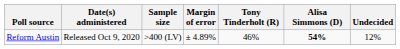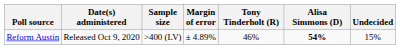(373, 37) 12% -> (373, 37) 15%
